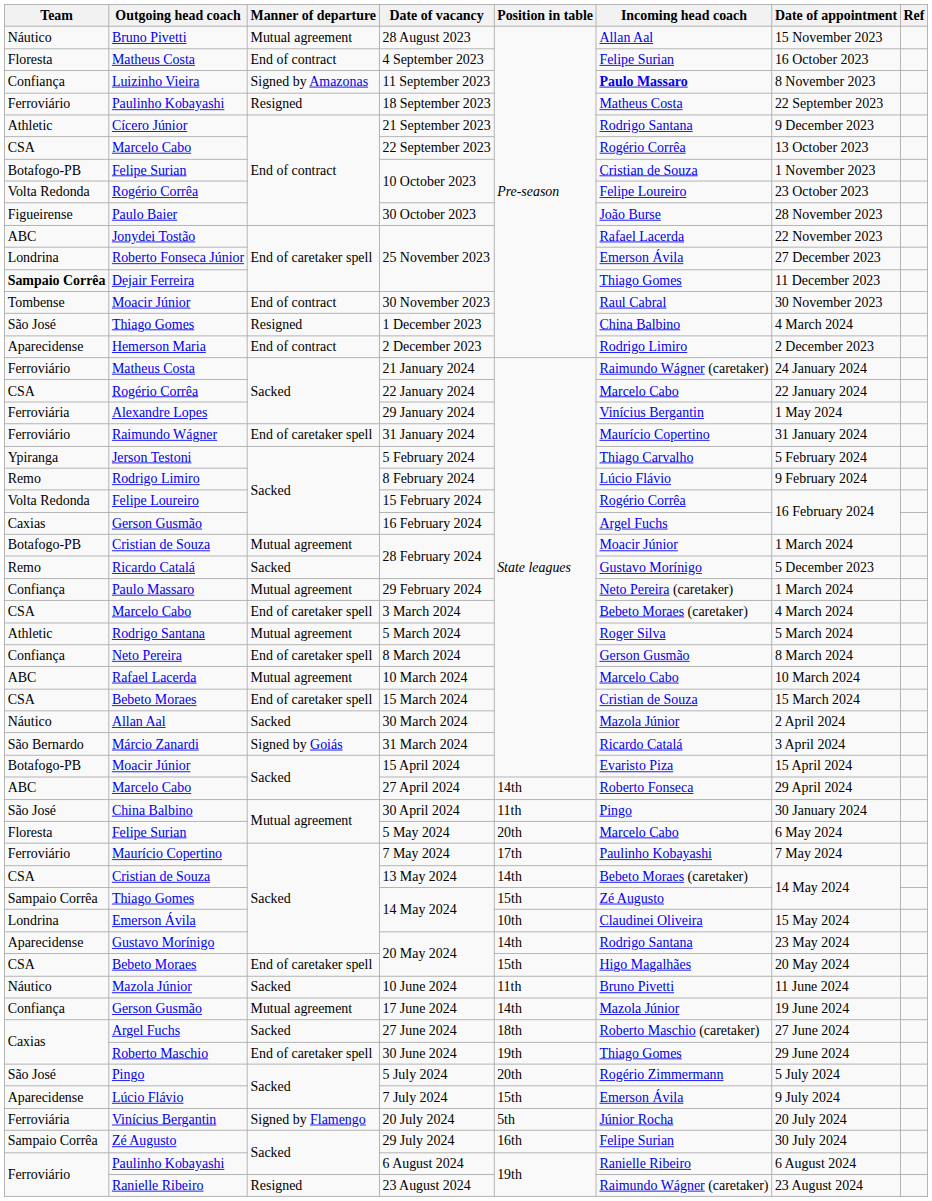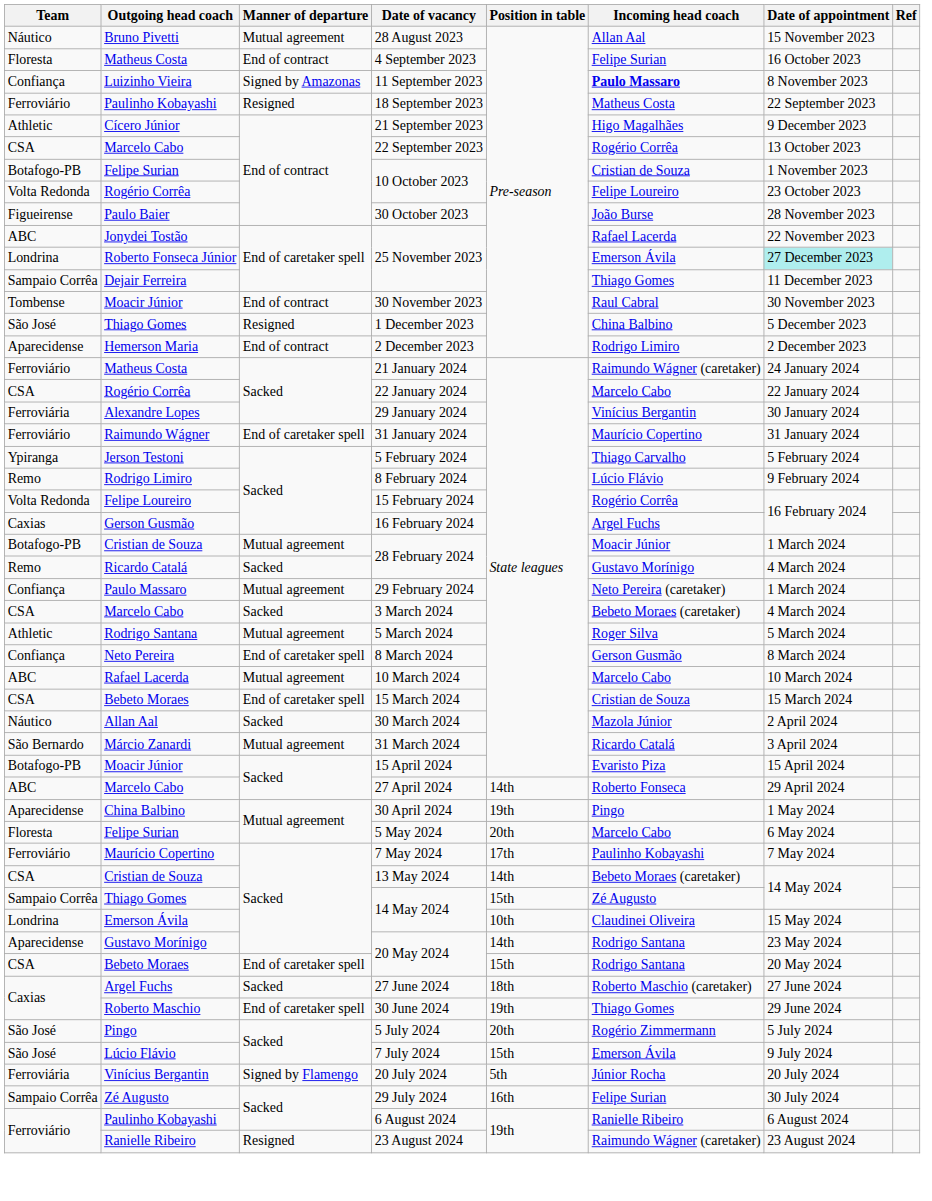(646, 125) Rodrigo Santana -> (638, 125) Higo Magalhães
(828, 258) no background -> (820, 258) paleturquoise background
(57, 280) bold -> (53, 280) normal
(814, 324) 4 March 2024 -> (817, 324) 5 December 2023
(809, 412) 1 May 2024 -> (813, 412) 30 January 2024
(824, 567) 5 December 2023 -> (806, 567) 4 March 2024
(311, 611) End of caretaker spell -> (263, 611) Sacked
(297, 744) Signed by Goiás -> (294, 744) Mutual agreement
(32, 810) São José -> (46, 810) Aparecidense
(509, 810) 11th -> (502, 810) 19th
(821, 810) 30 January 2024 -> (801, 810) 1 May 2024
(645, 964) Higo Magalhães -> (638, 964) Rodrigo Santana
- row: (152, 986)
- row: (157, 1008)
(46, 1097) Aparecidense -> (32, 1053) São José
